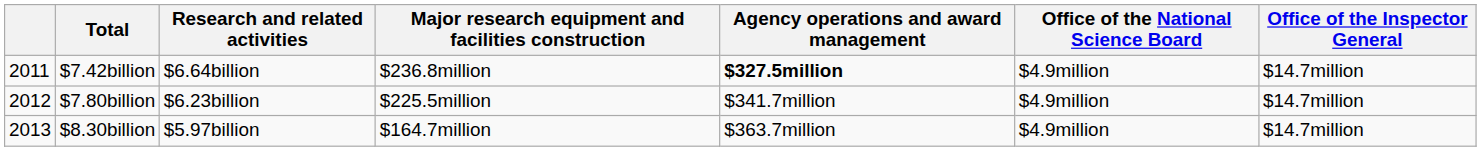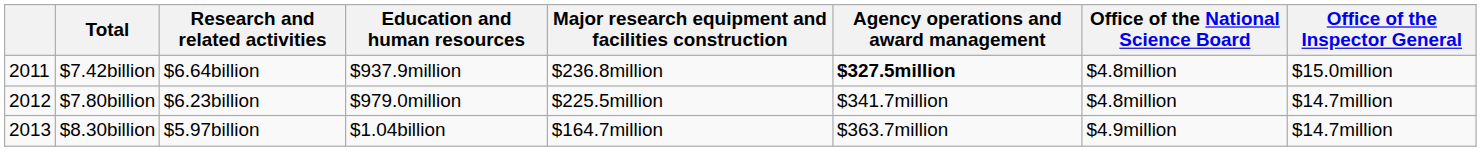+ column: (446, 30)
(1064, 70) $4.9million -> (1132, 70) $4.8million
(1313, 70) $14.7million -> (1342, 70) $15.0million
(1064, 100) $4.9million -> (1132, 100) $4.8million
